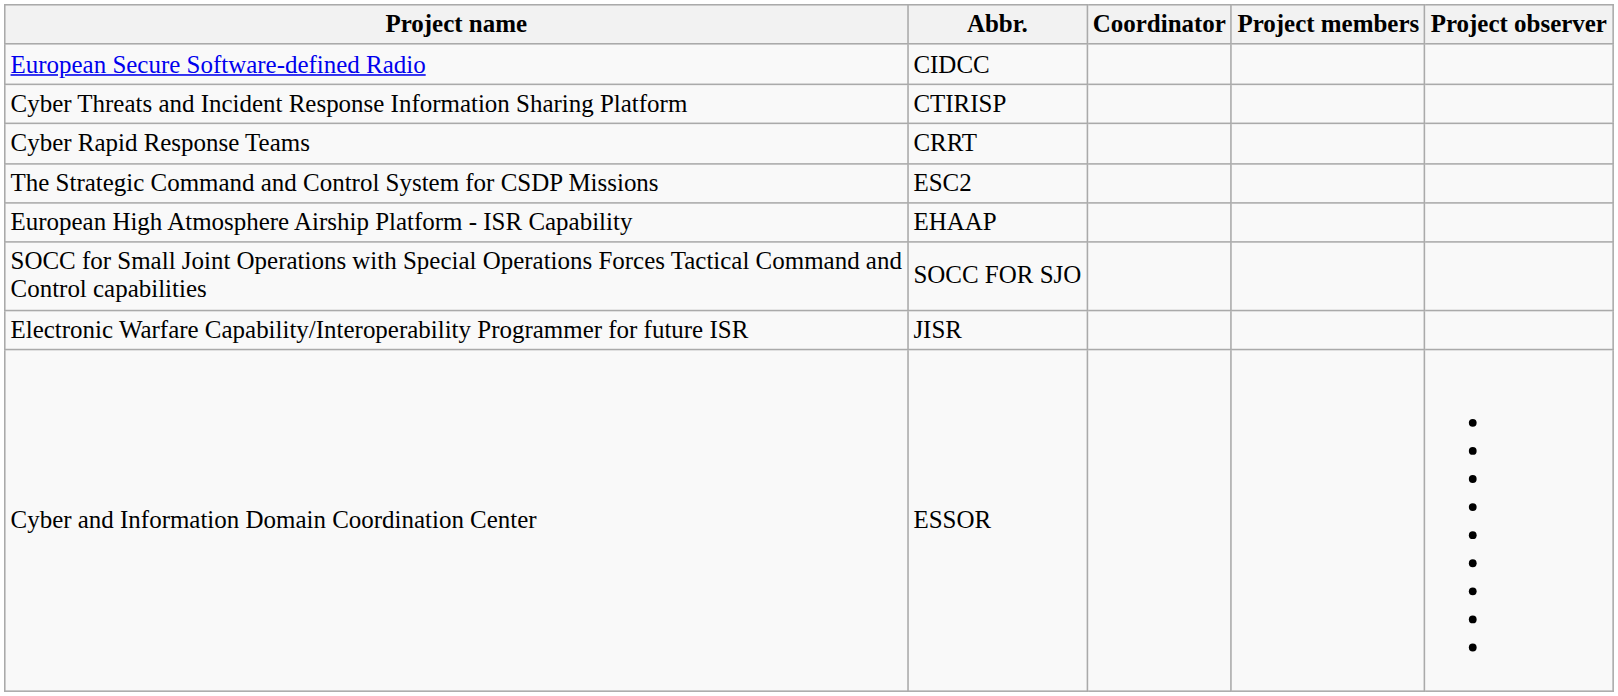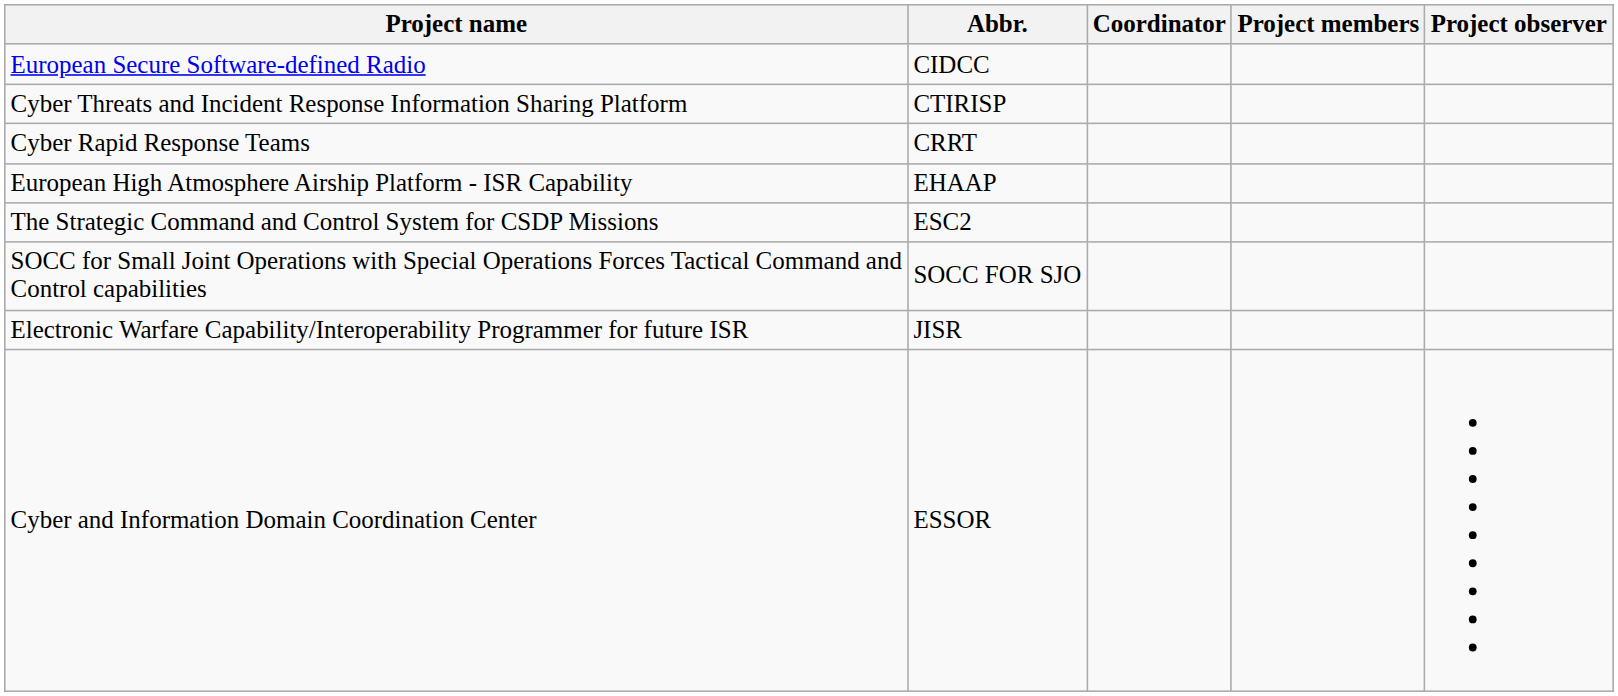rows swapped: (335, 182) <-> (321, 222)
